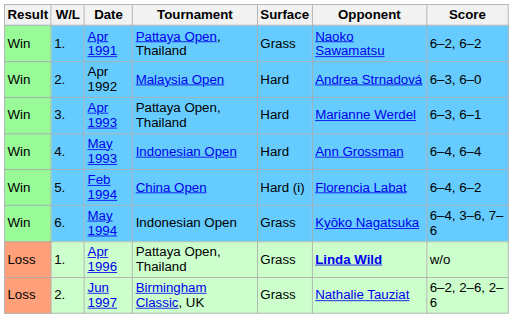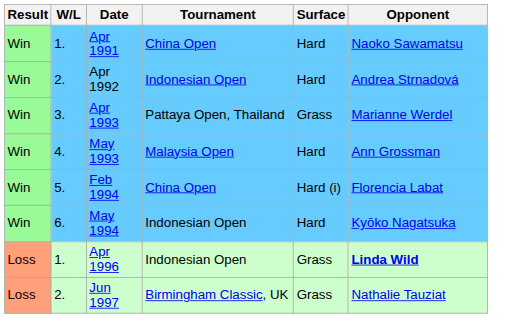- column: (467, 15)
(178, 43) Pattaya Open, Thailand -> (181, 43) China Open
(278, 43) Grass -> (311, 43) Hard
(180, 79) Malaysia Open -> (196, 79) Indonesian Open
(275, 115) Hard -> (314, 115) Grass
(186, 151) Indonesian Open -> (190, 151) Malaysia Open
(278, 223) Grass -> (311, 223) Hard
(178, 259) Pattaya Open, Thailand -> (196, 259) Indonesian Open
